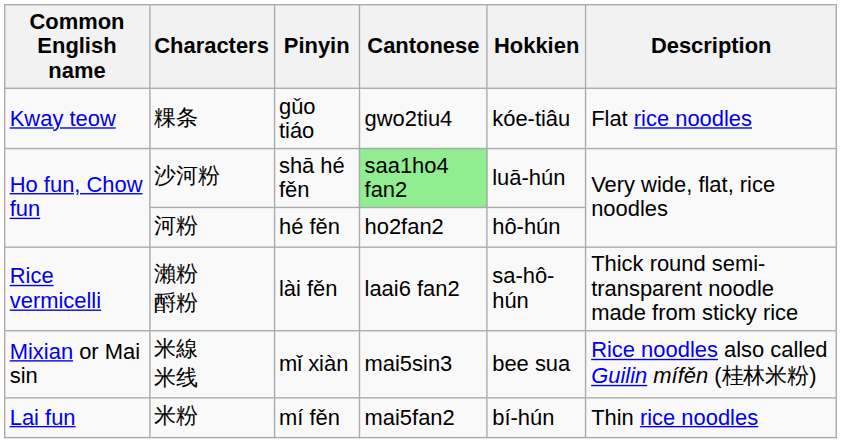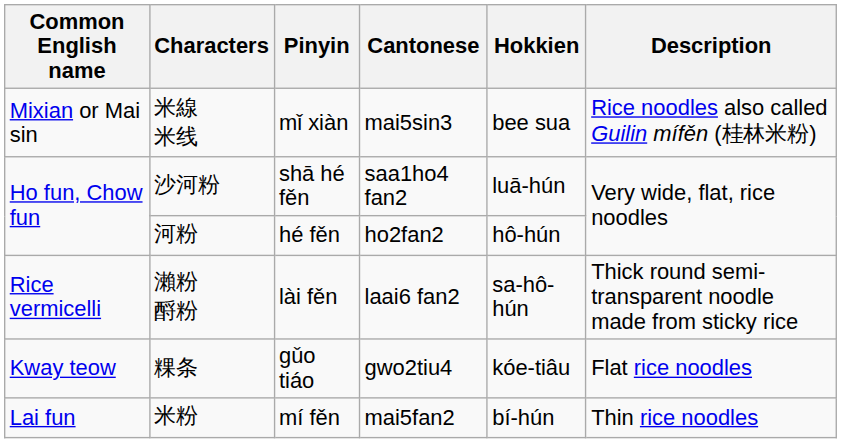rows swapped: (176, 117) <-> (176, 363)
(407, 177) lightgreen background -> (407, 185) no background
